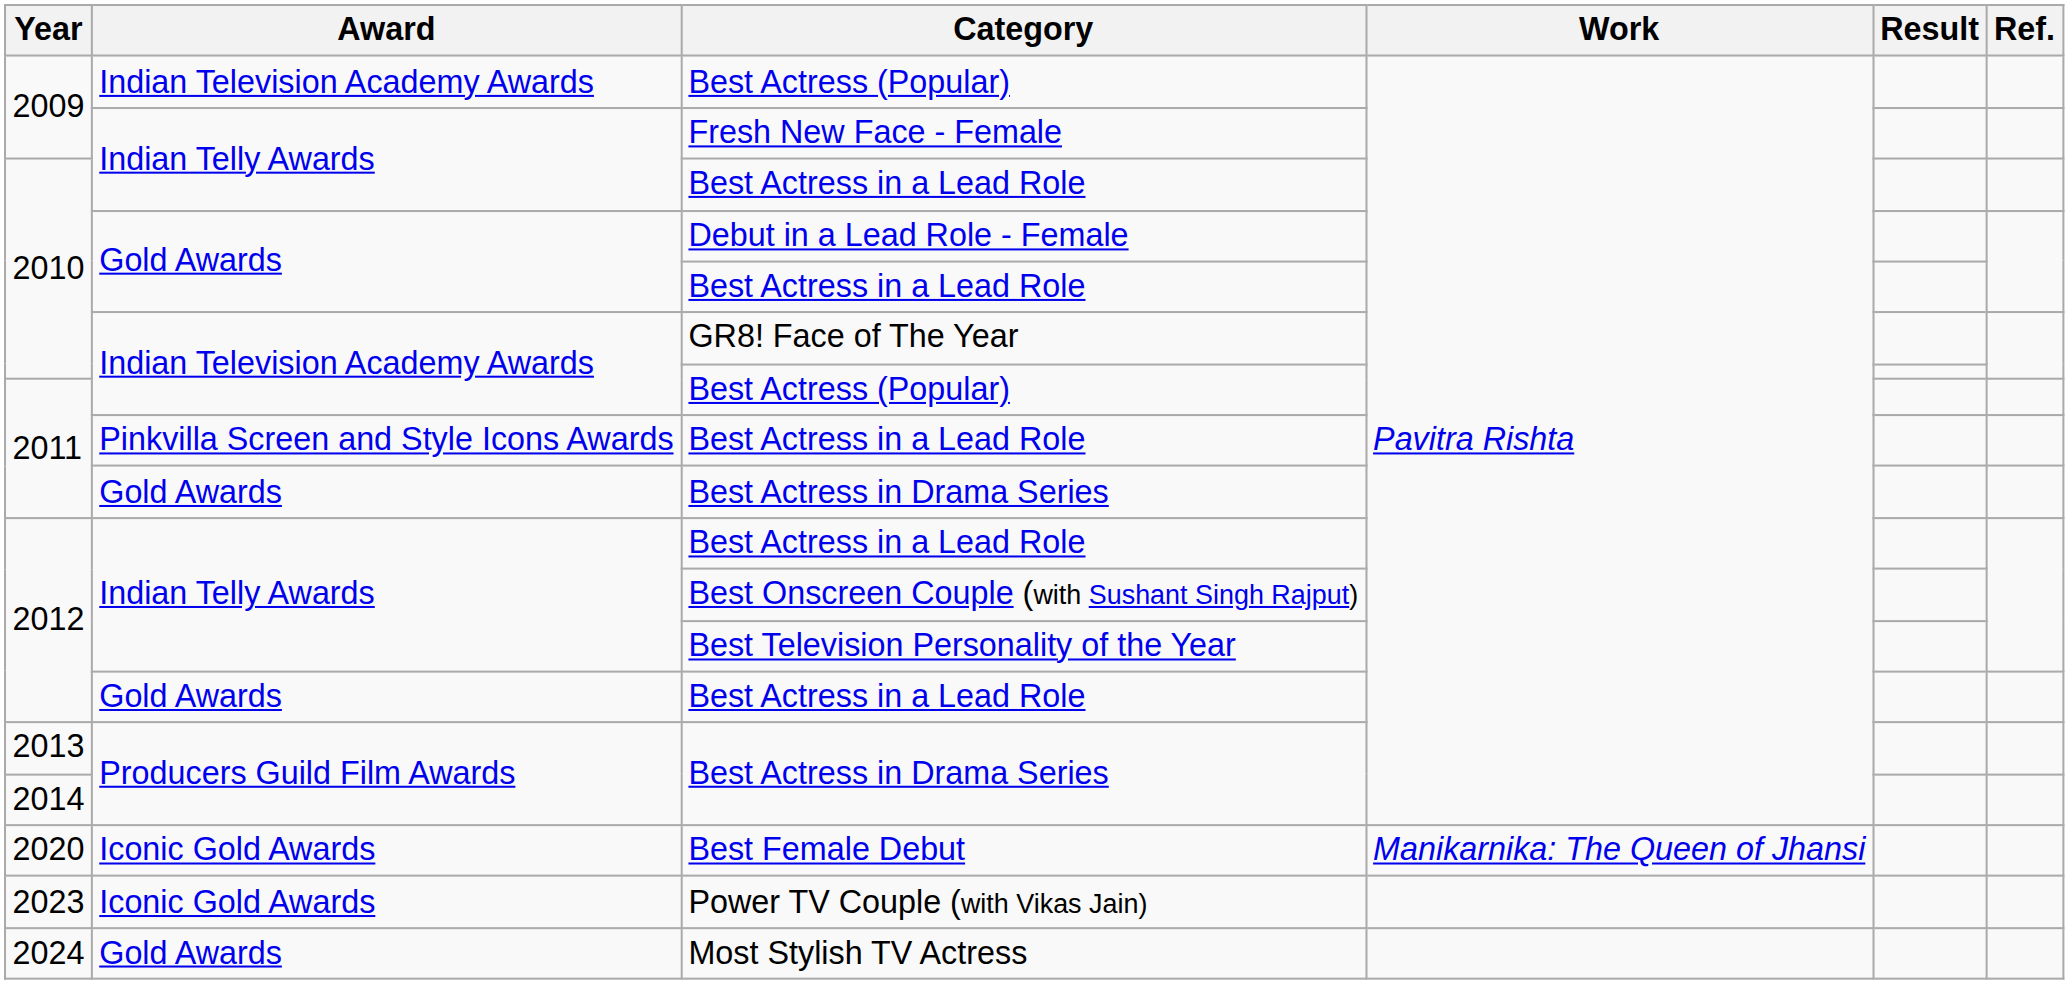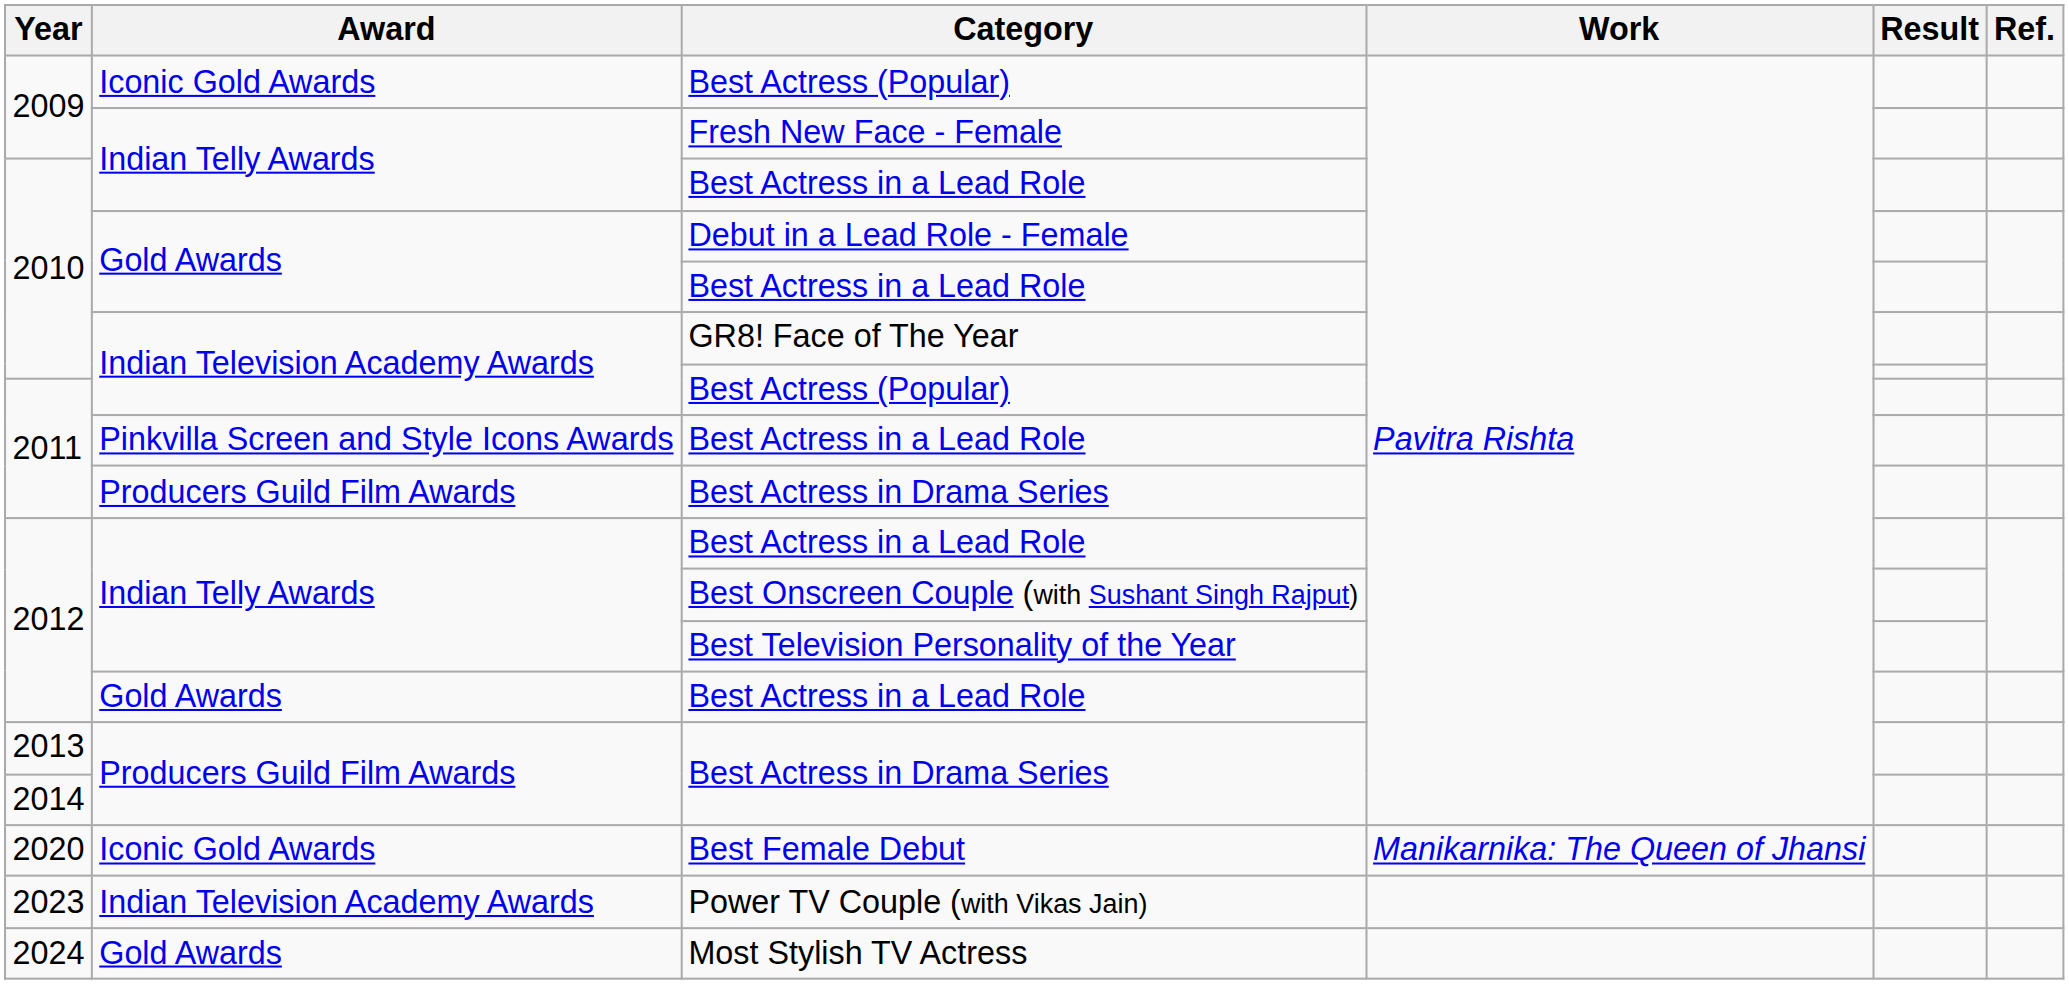(347, 81) Indian Television Academy Awards -> (237, 81) Iconic Gold Awards
(191, 491) Gold Awards -> (307, 491) Producers Guild Film Awards
(237, 901) Iconic Gold Awards -> (347, 901) Indian Television Academy Awards
